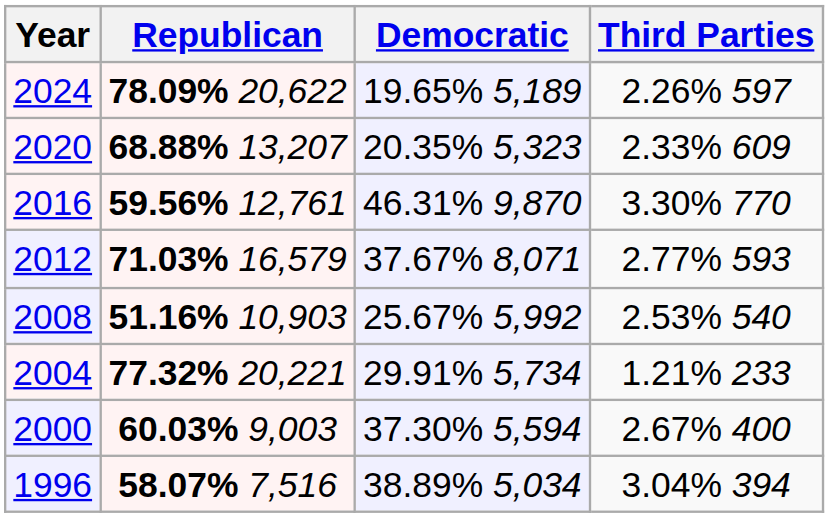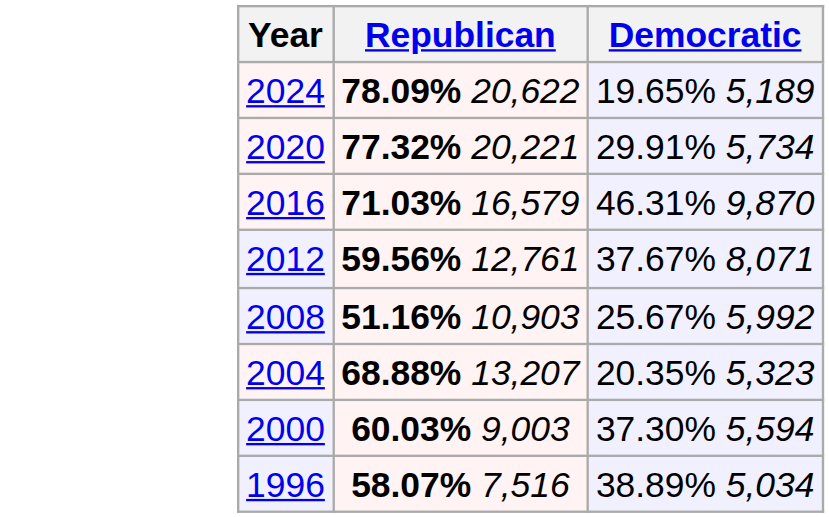- column: (706, 35)
(228, 147) 68.88% 13,207 -> (460, 147) 77.32% 20,221
(472, 147) 20.35% 5,323 -> (705, 147) 29.91% 5,734
(228, 203) 59.56% 12,761 -> (460, 203) 71.03% 16,579
(228, 259) 71.03% 16,579 -> (460, 259) 59.56% 12,761
(228, 371) 77.32% 20,221 -> (460, 371) 68.88% 13,207
(472, 371) 29.91% 5,734 -> (705, 371) 20.35% 5,323
